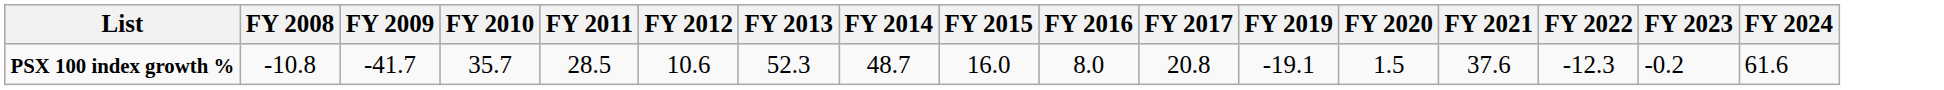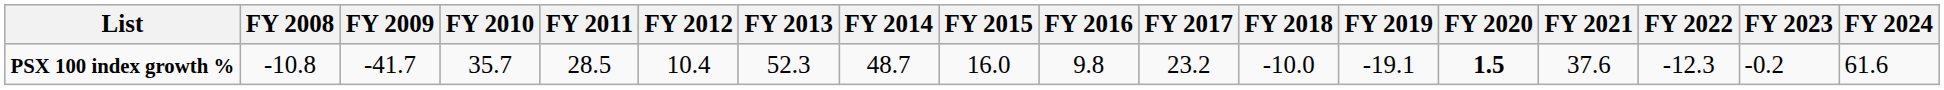+ column: (1289, 24)
(689, 63) 10.6 -> (689, 63) 10.4
(1089, 63) 8.0 -> (1089, 63) 9.8
(1189, 63) 20.8 -> (1189, 63) 23.2
(1389, 63) normal -> (1489, 63) bold
